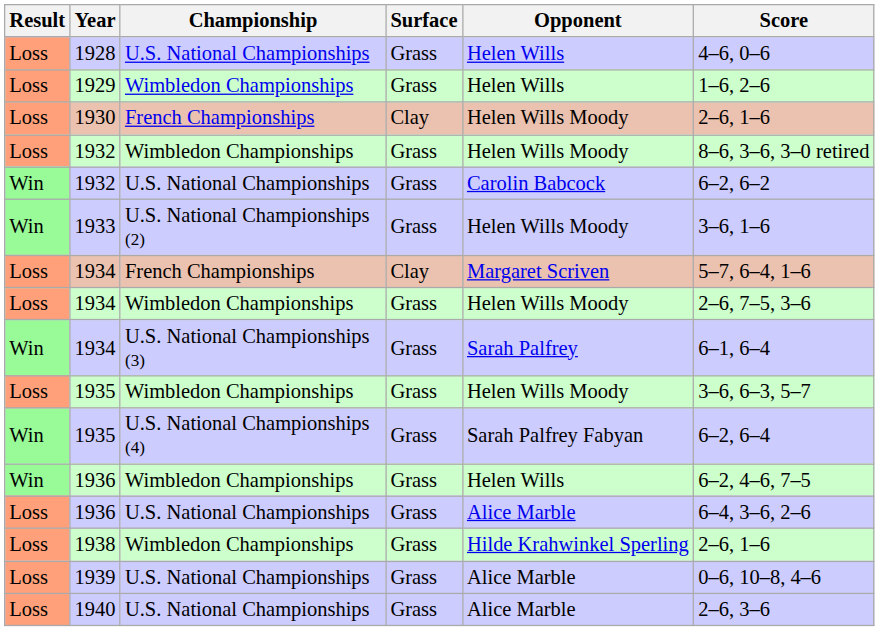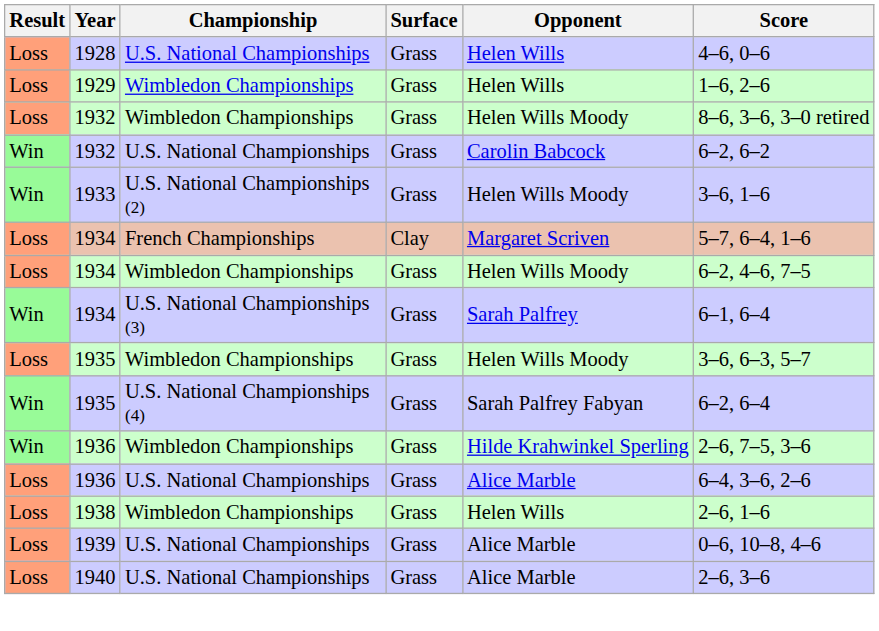- row: (95, 118)
(755, 303) 2–6, 7–5, 3–6 -> (755, 271) 6–2, 4–6, 7–5
(516, 479) Helen Wills -> (578, 447) Hilde Krahwinkel Sperling
(755, 479) 6–2, 4–6, 7–5 -> (755, 447) 2–6, 7–5, 3–6
(578, 544) Hilde Krahwinkel Sperling -> (516, 512) Helen Wills
